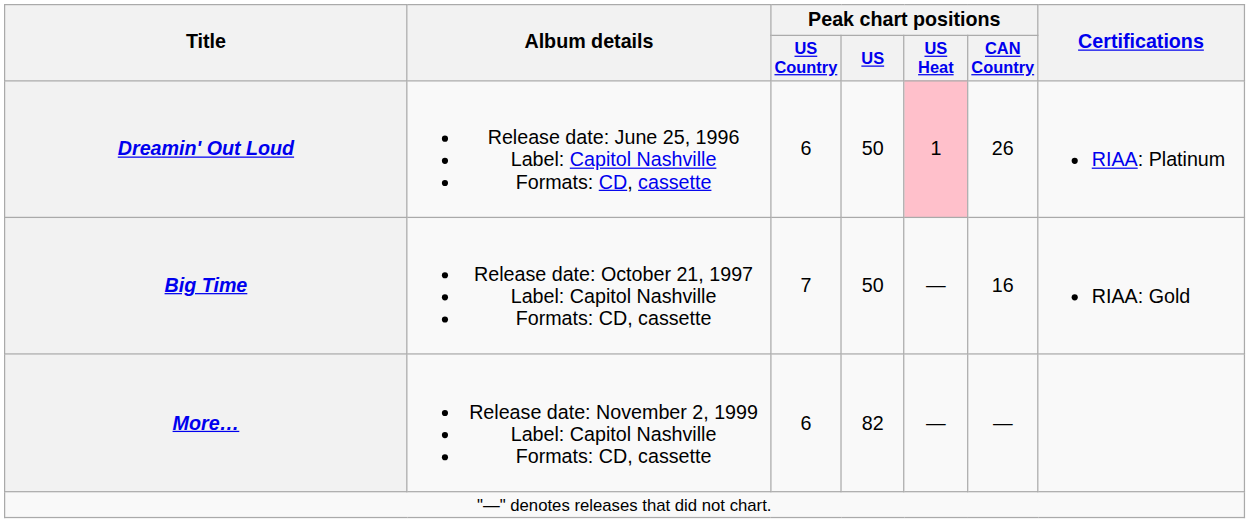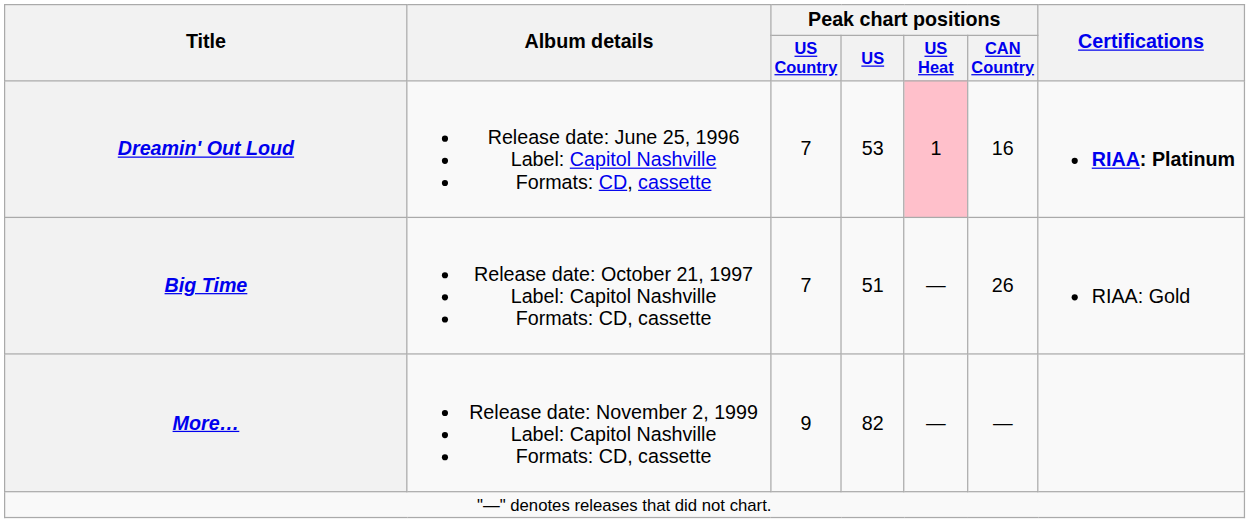(806, 148) 6 -> (806, 148) 7
(873, 148) 50 -> (873, 148) 53
(1003, 148) 26 -> (1003, 148) 16
(1141, 160) normal -> (1141, 160) bold
(873, 285) 50 -> (873, 285) 51
(1003, 285) 16 -> (1003, 285) 26
(806, 422) 6 -> (806, 422) 9
